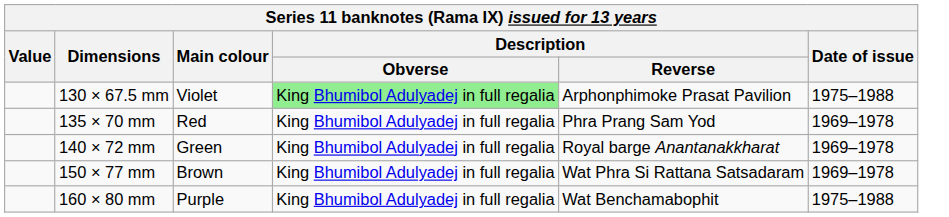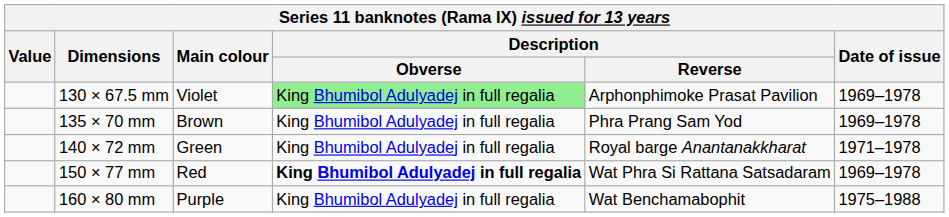(853, 96) 1975–1988 -> (880, 96) 1969–1978
(192, 122) Red -> (200, 122) Brown
(853, 148) 1969–1978 -> (880, 148) 1971–1978
(200, 174) Brown -> (192, 174) Red
(415, 174) normal -> (429, 174) bold
